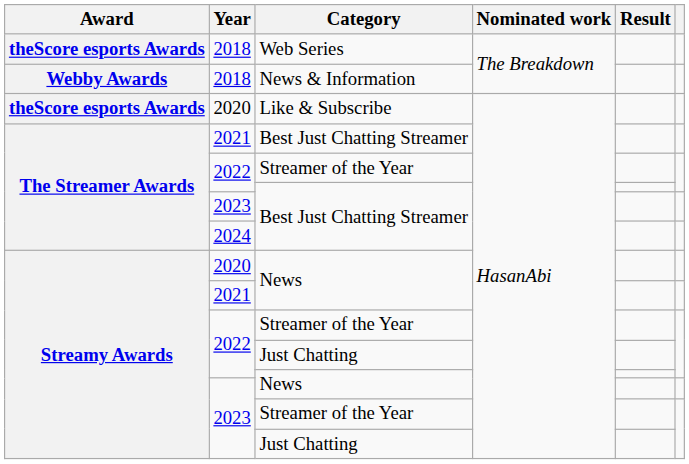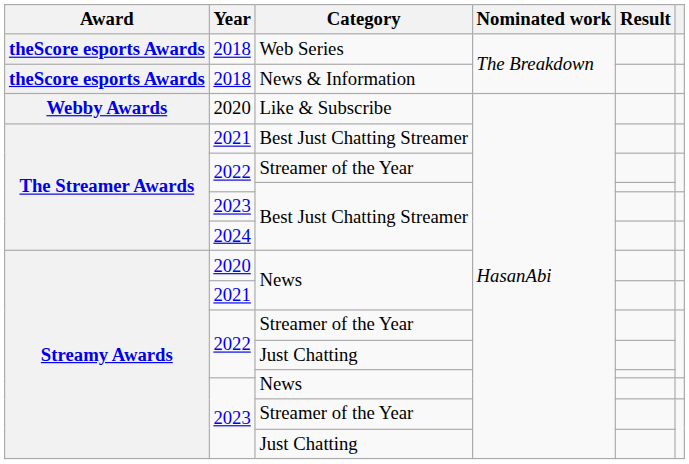(107, 78) Webby Awards -> (107, 78) theScore esports Awards
(107, 108) theScore esports Awards -> (107, 108) Webby Awards
